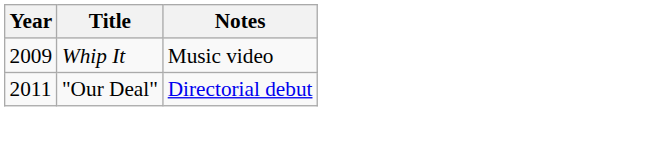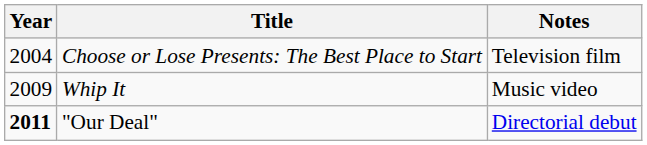+ row: (272, 55)
(30, 88) normal -> (30, 122) bold
